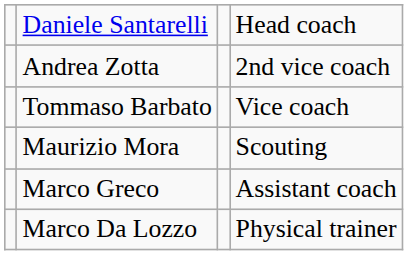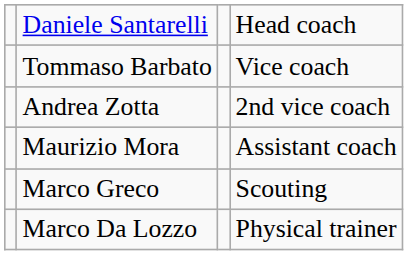rows swapped: (117, 106) <-> (91, 65)
(281, 147) Scouting -> (316, 147) Assistant coach
(316, 188) Assistant coach -> (281, 188) Scouting
